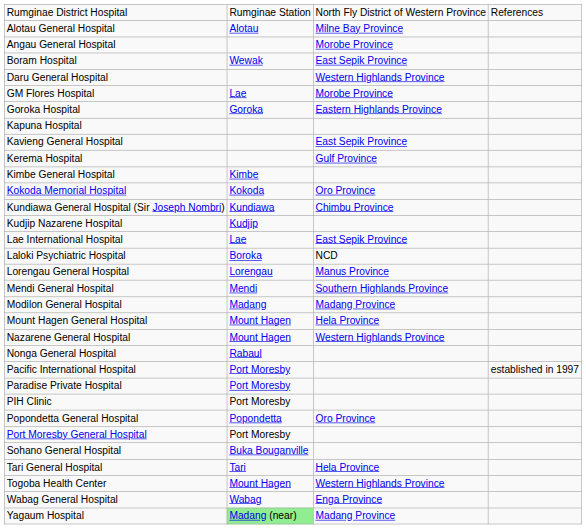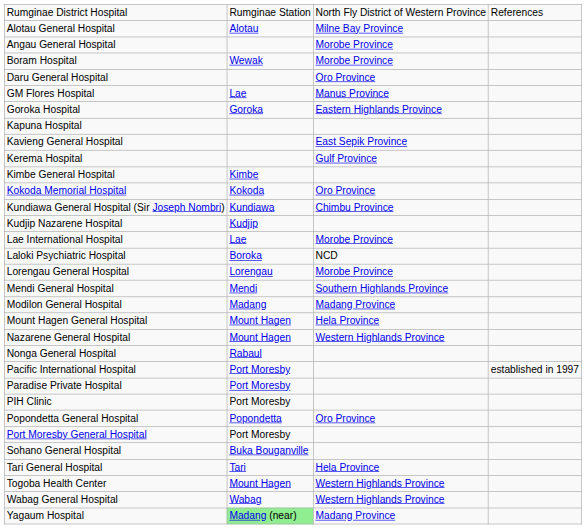(361, 61) East Sepik Province -> (354, 61) Morobe Province
(380, 77) Western Highlands Province -> (345, 77) Oro Province
(354, 93) Morobe Province -> (352, 93) Manus Province
(361, 239) East Sepik Province -> (354, 239) Morobe Province
(352, 272) Manus Province -> (354, 272) Morobe Province
(349, 499) Enga Province -> (380, 499) Western Highlands Province
